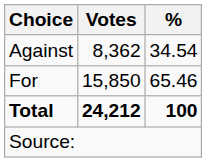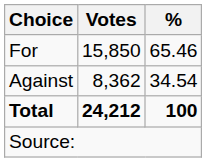rows swapped: (23, 80) <-> (41, 50)
